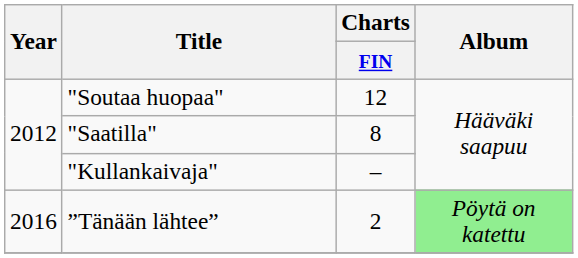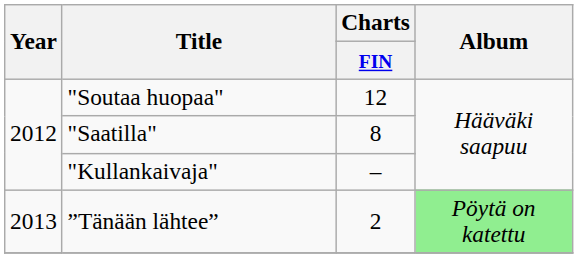(33, 221) 2016 -> (33, 221) 2013
